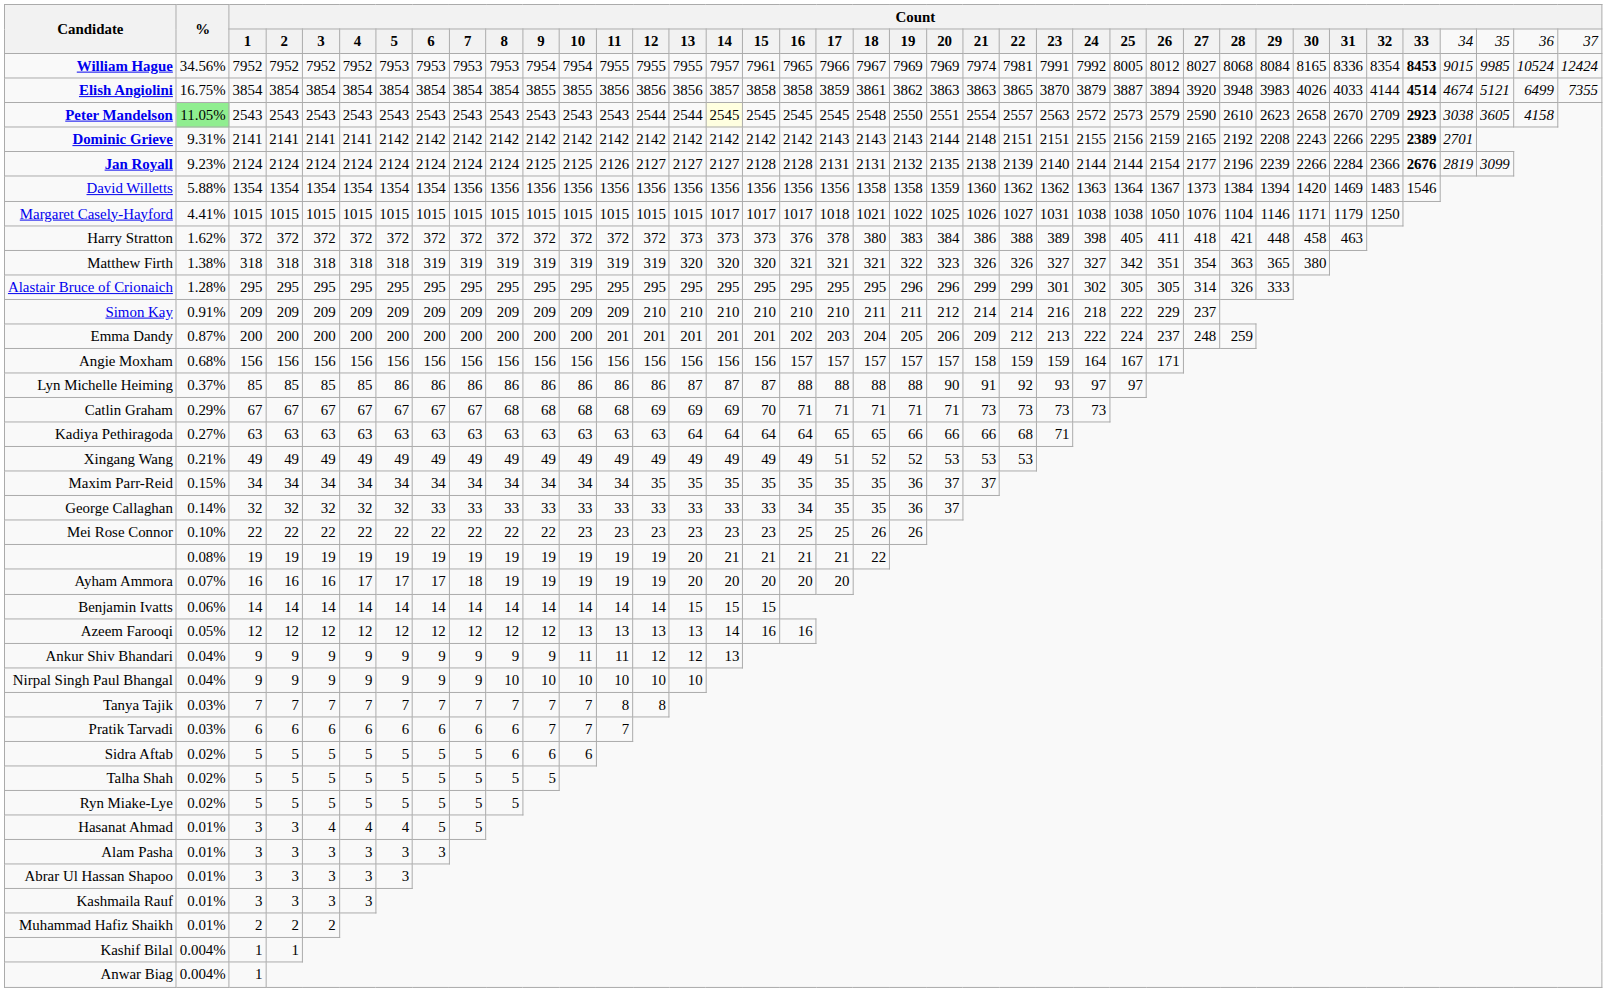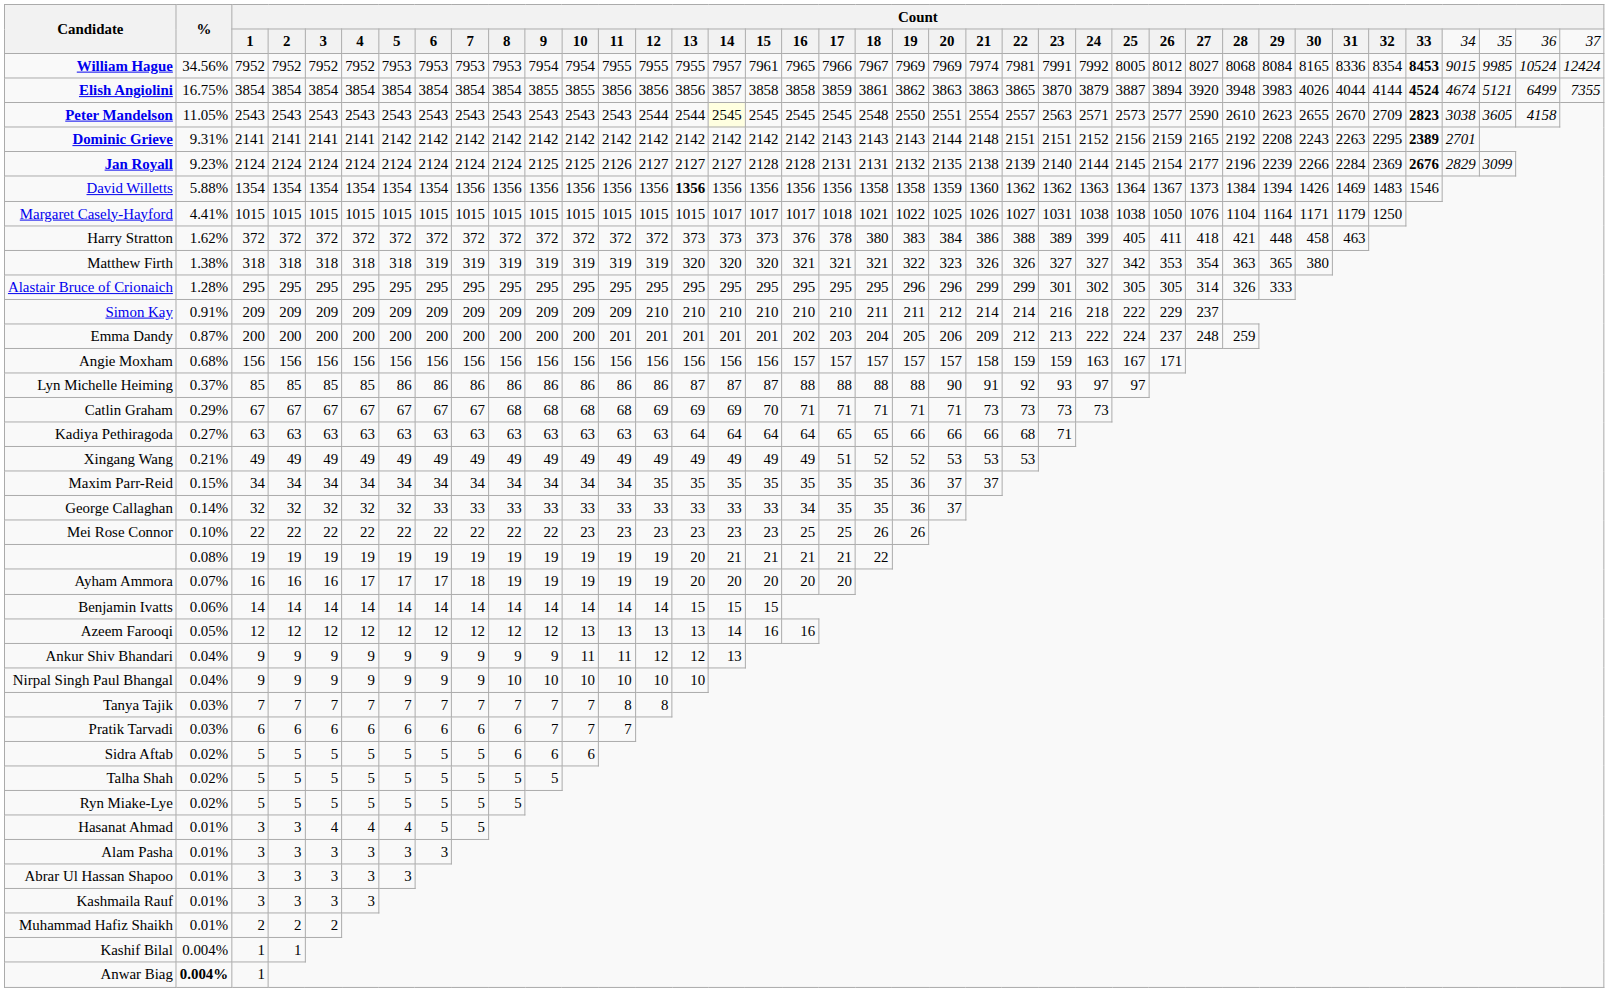(1348, 90) 4033 -> (1351, 90) 4044
(1422, 90) 4514 -> (1424, 90) 4524
(203, 115) lightgreen background -> (205, 115) no background
(1091, 115) 2572 -> (1094, 115) 2571
(1165, 115) 2579 -> (1167, 115) 2577
(1311, 115) 2658 -> (1314, 115) 2655
(1422, 115) 2923 -> (1424, 115) 2823
(1091, 139) 2155 -> (1094, 139) 2152
(1348, 139) 2266 -> (1351, 139) 2263
(1128, 164) 2144 -> (1130, 164) 2145
(1385, 164) 2366 -> (1387, 164) 2369
(1458, 164) 2819 -> (1461, 164) 2829
(688, 188) normal -> (690, 188) bold
(1311, 188) 1420 -> (1314, 188) 1426
(1275, 213) 1146 -> (1278, 213) 1164
(1095, 238) 398 -> (1098, 238) 399
(1168, 262) 351 -> (1171, 262) 353
(1095, 360) 164 -> (1098, 360) 163
(203, 974) normal -> (204, 974) bold
